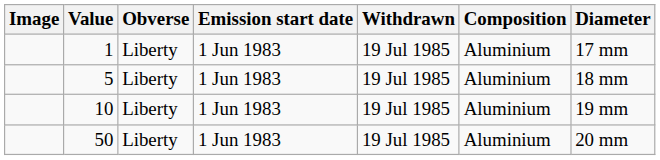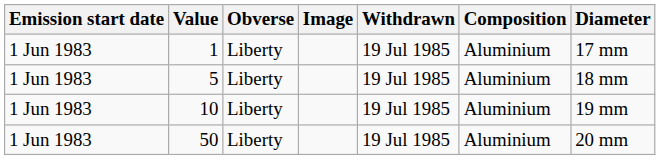columns swapped: (34, 19) <-> (276, 19)
